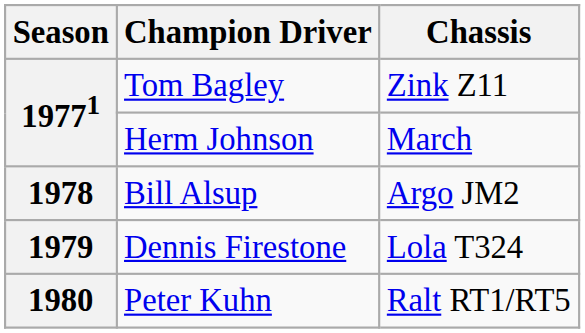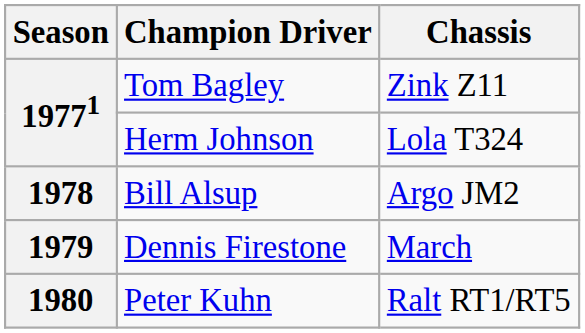(429, 139) March -> (455, 139) Lola T324
(455, 247) Lola T324 -> (429, 247) March
